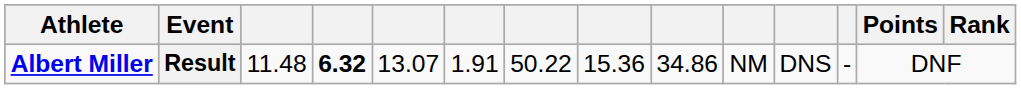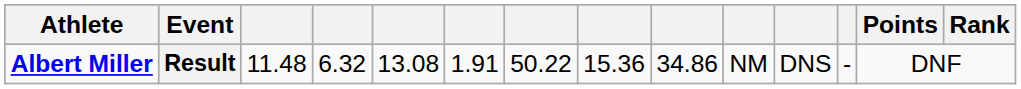(342, 64) bold -> (342, 64) normal
(408, 64) 13.07 -> (408, 64) 13.08
